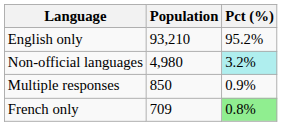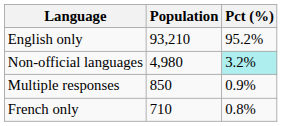(161, 109) 709 -> (161, 109) 710
(240, 109) lightgreen background -> (240, 109) no background
